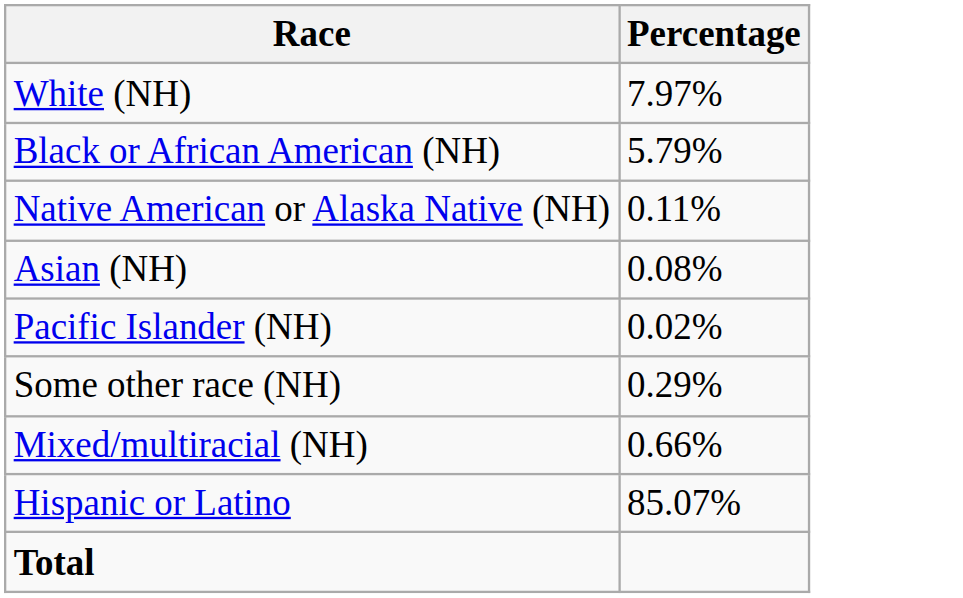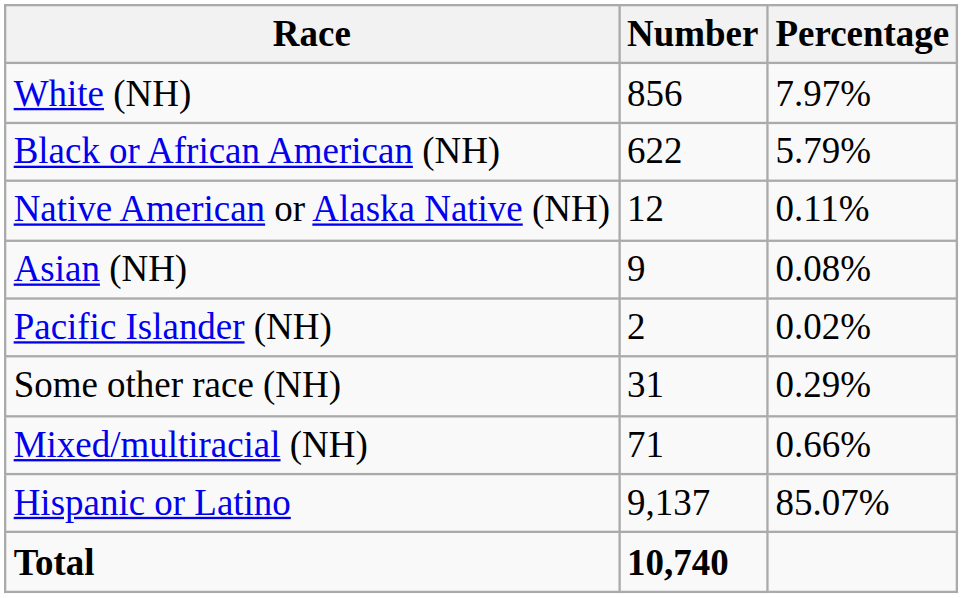+ column: (693, 33)
